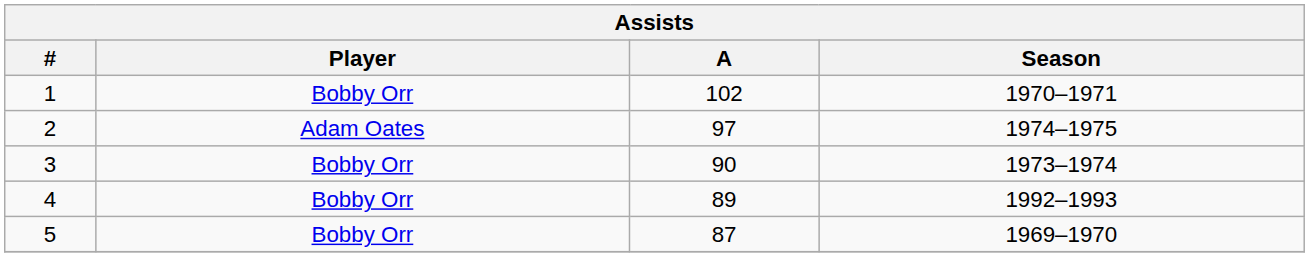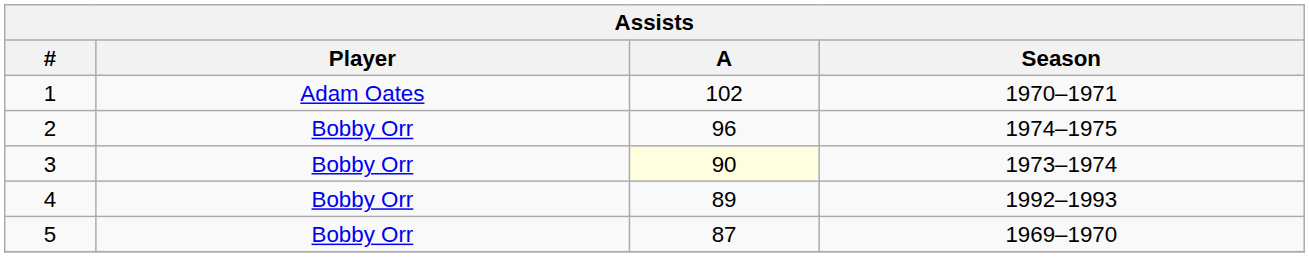(362, 93) Bobby Orr -> (362, 93) Adam Oates
(362, 129) Adam Oates -> (362, 129) Bobby Orr
(724, 129) 97 -> (724, 129) 96
(724, 164) no background -> (724, 164) lightyellow background
